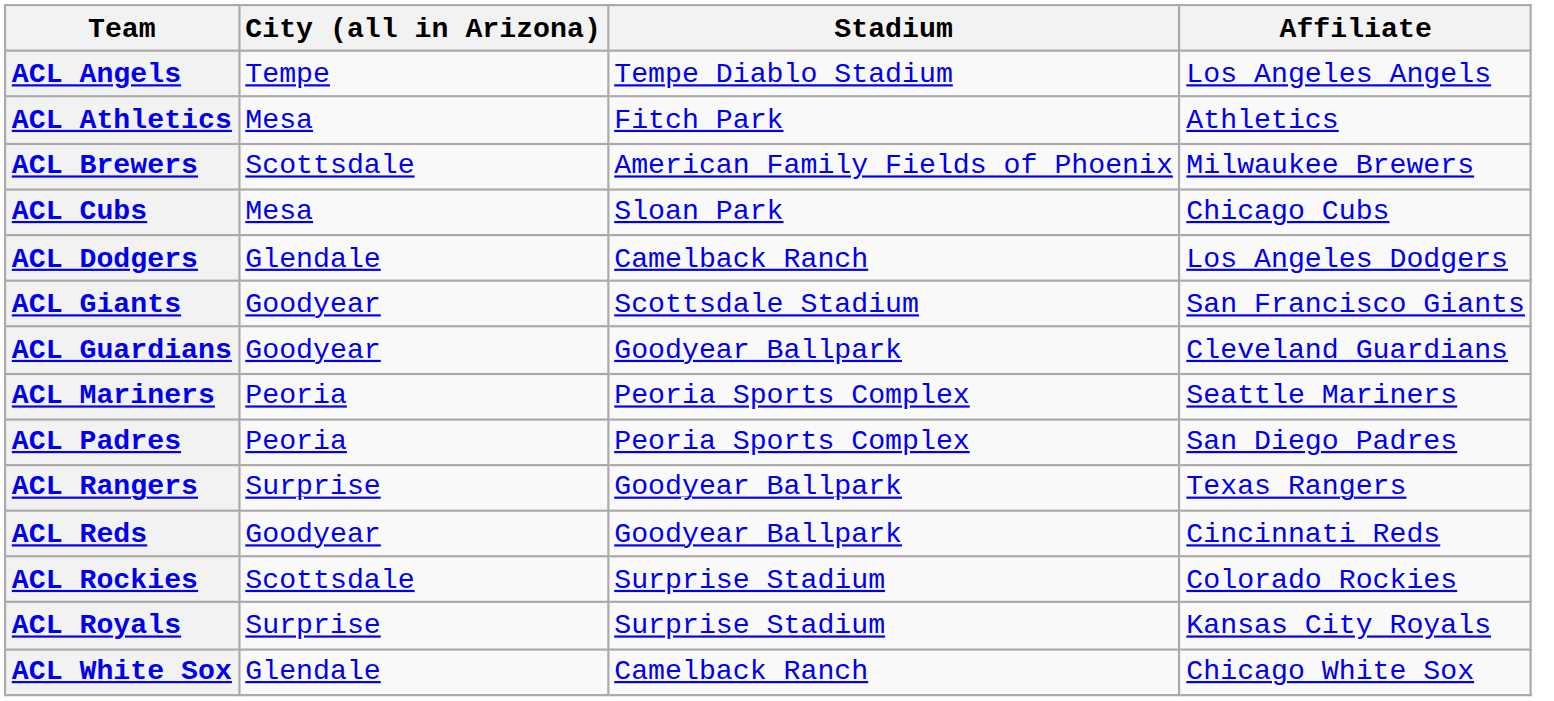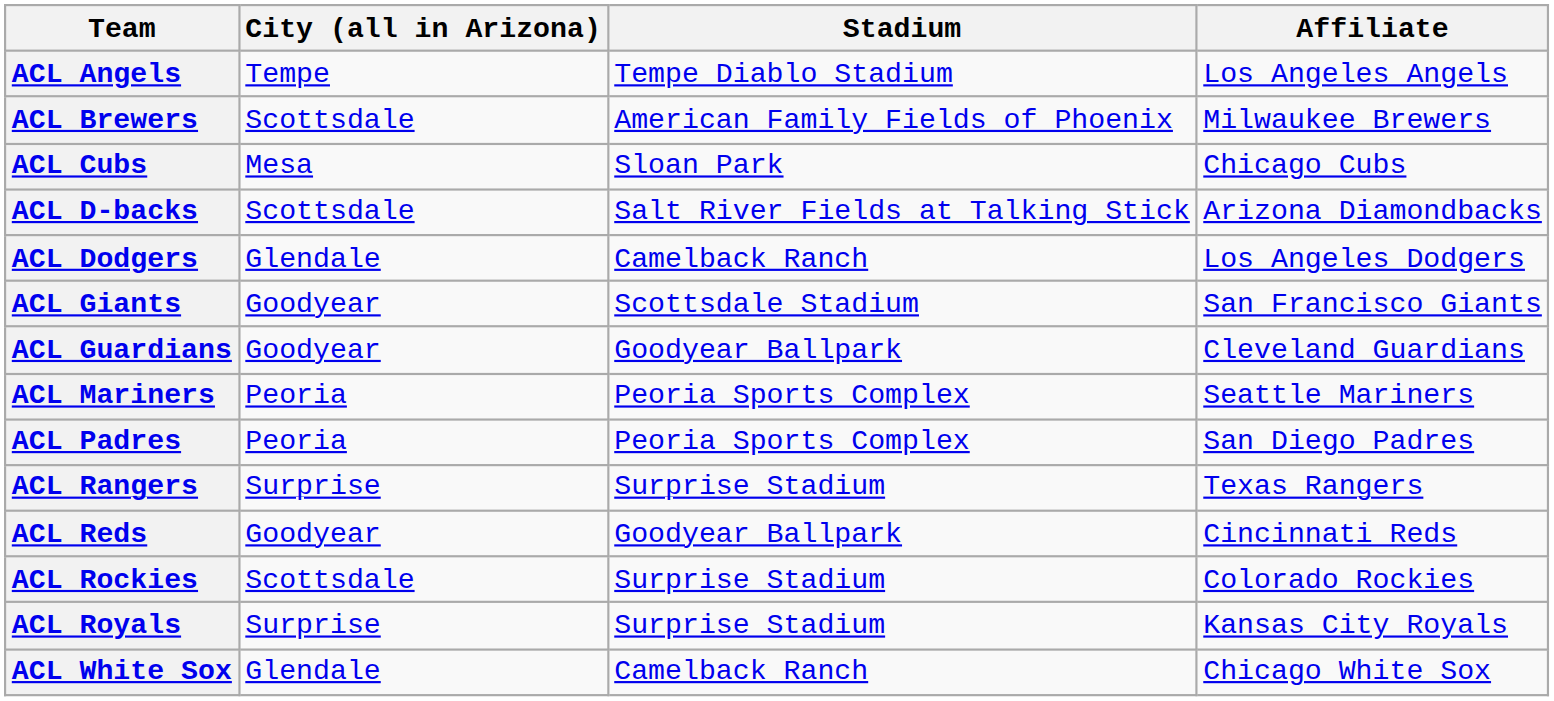- row: (122, 120)
+ row: (105, 212)
(758, 488) Goodyear Ballpark -> (750, 488) Surprise Stadium
